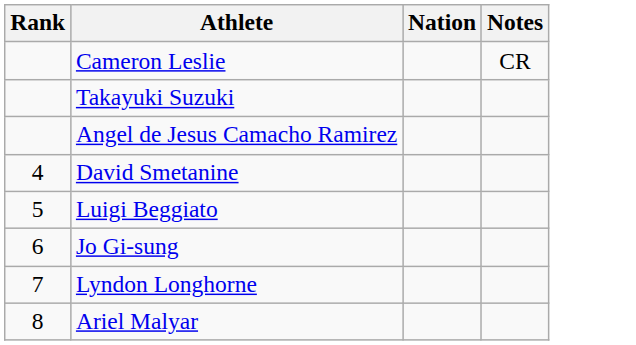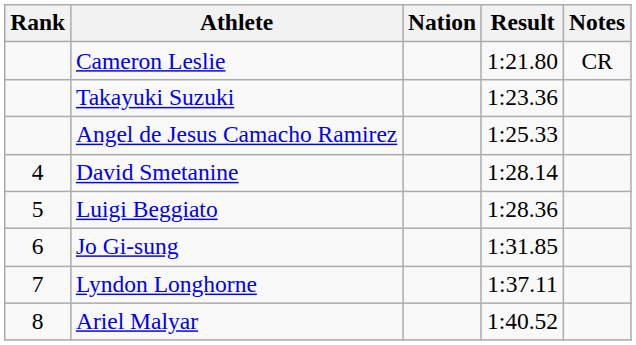+ column: (523, 23)
